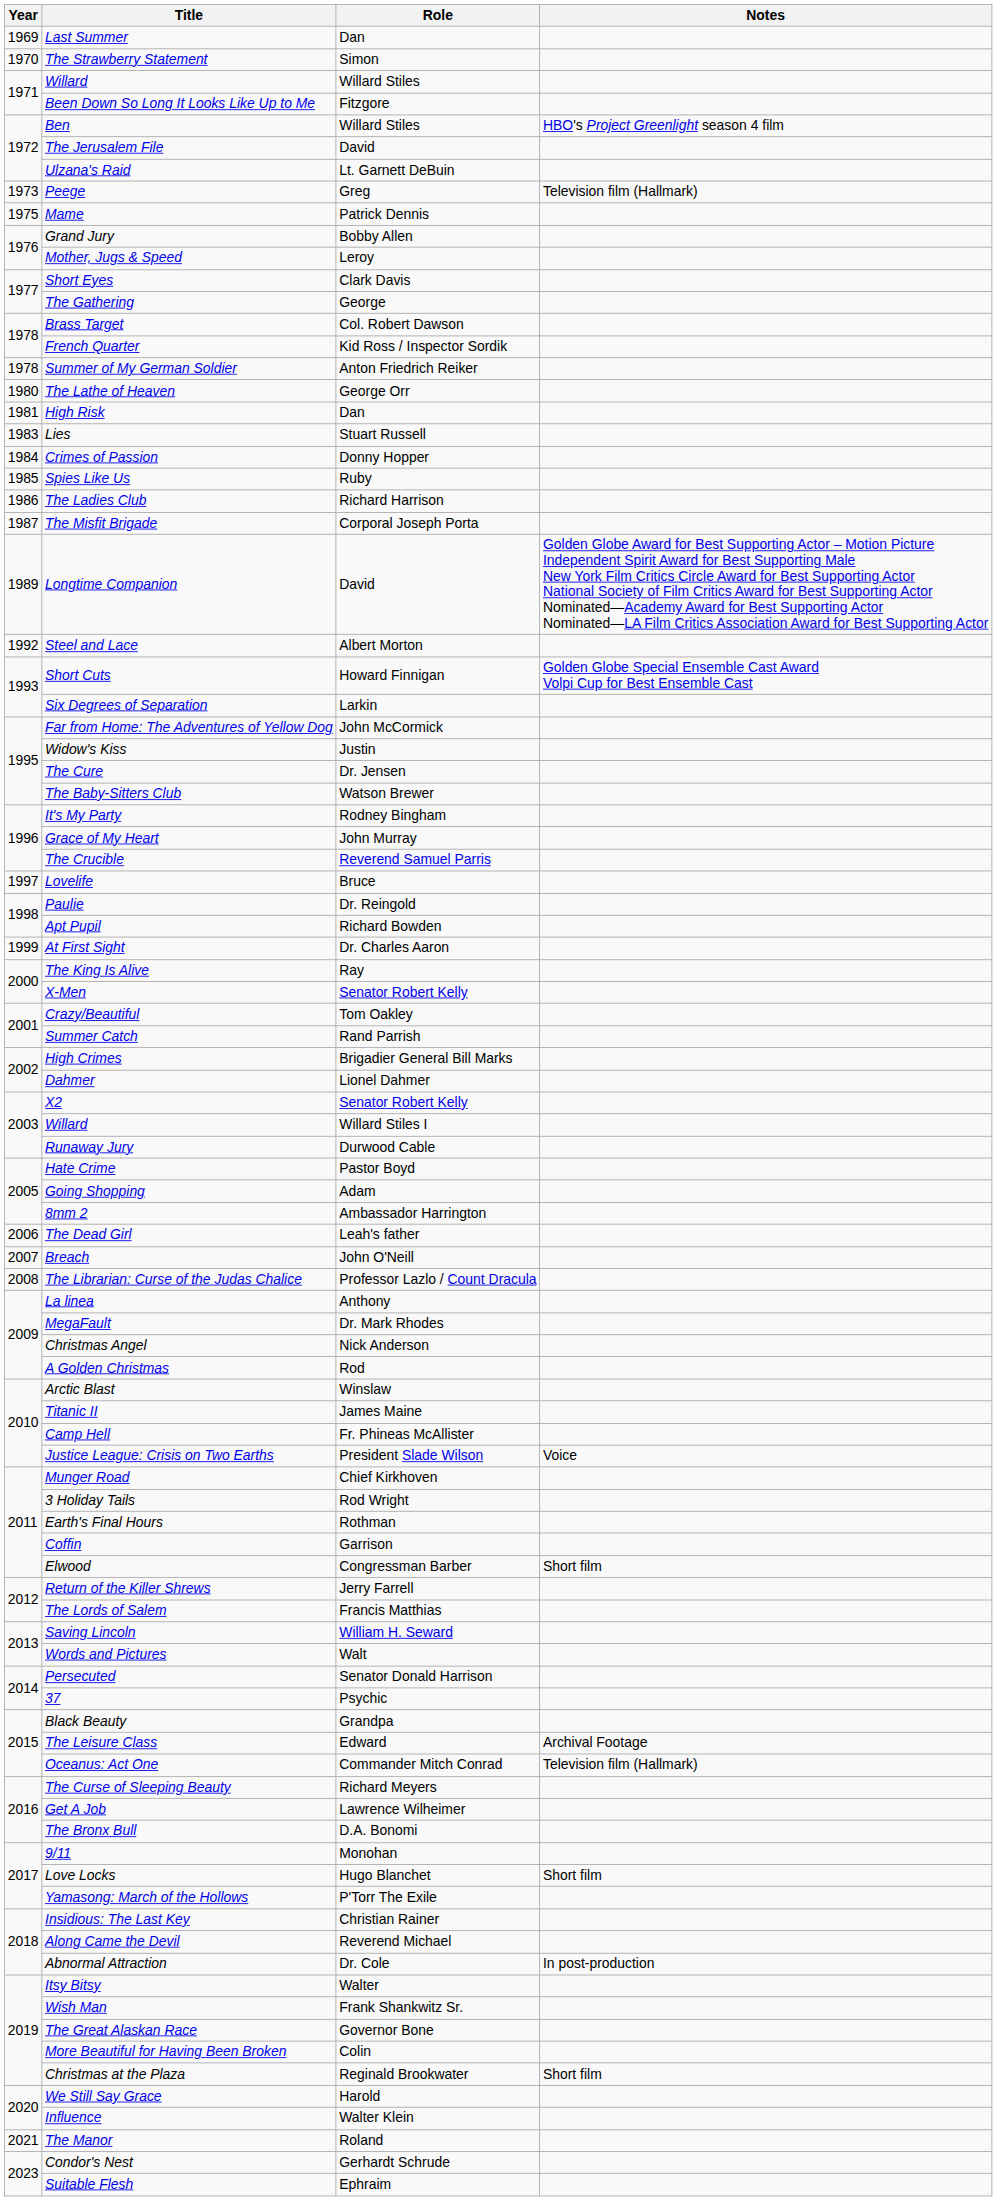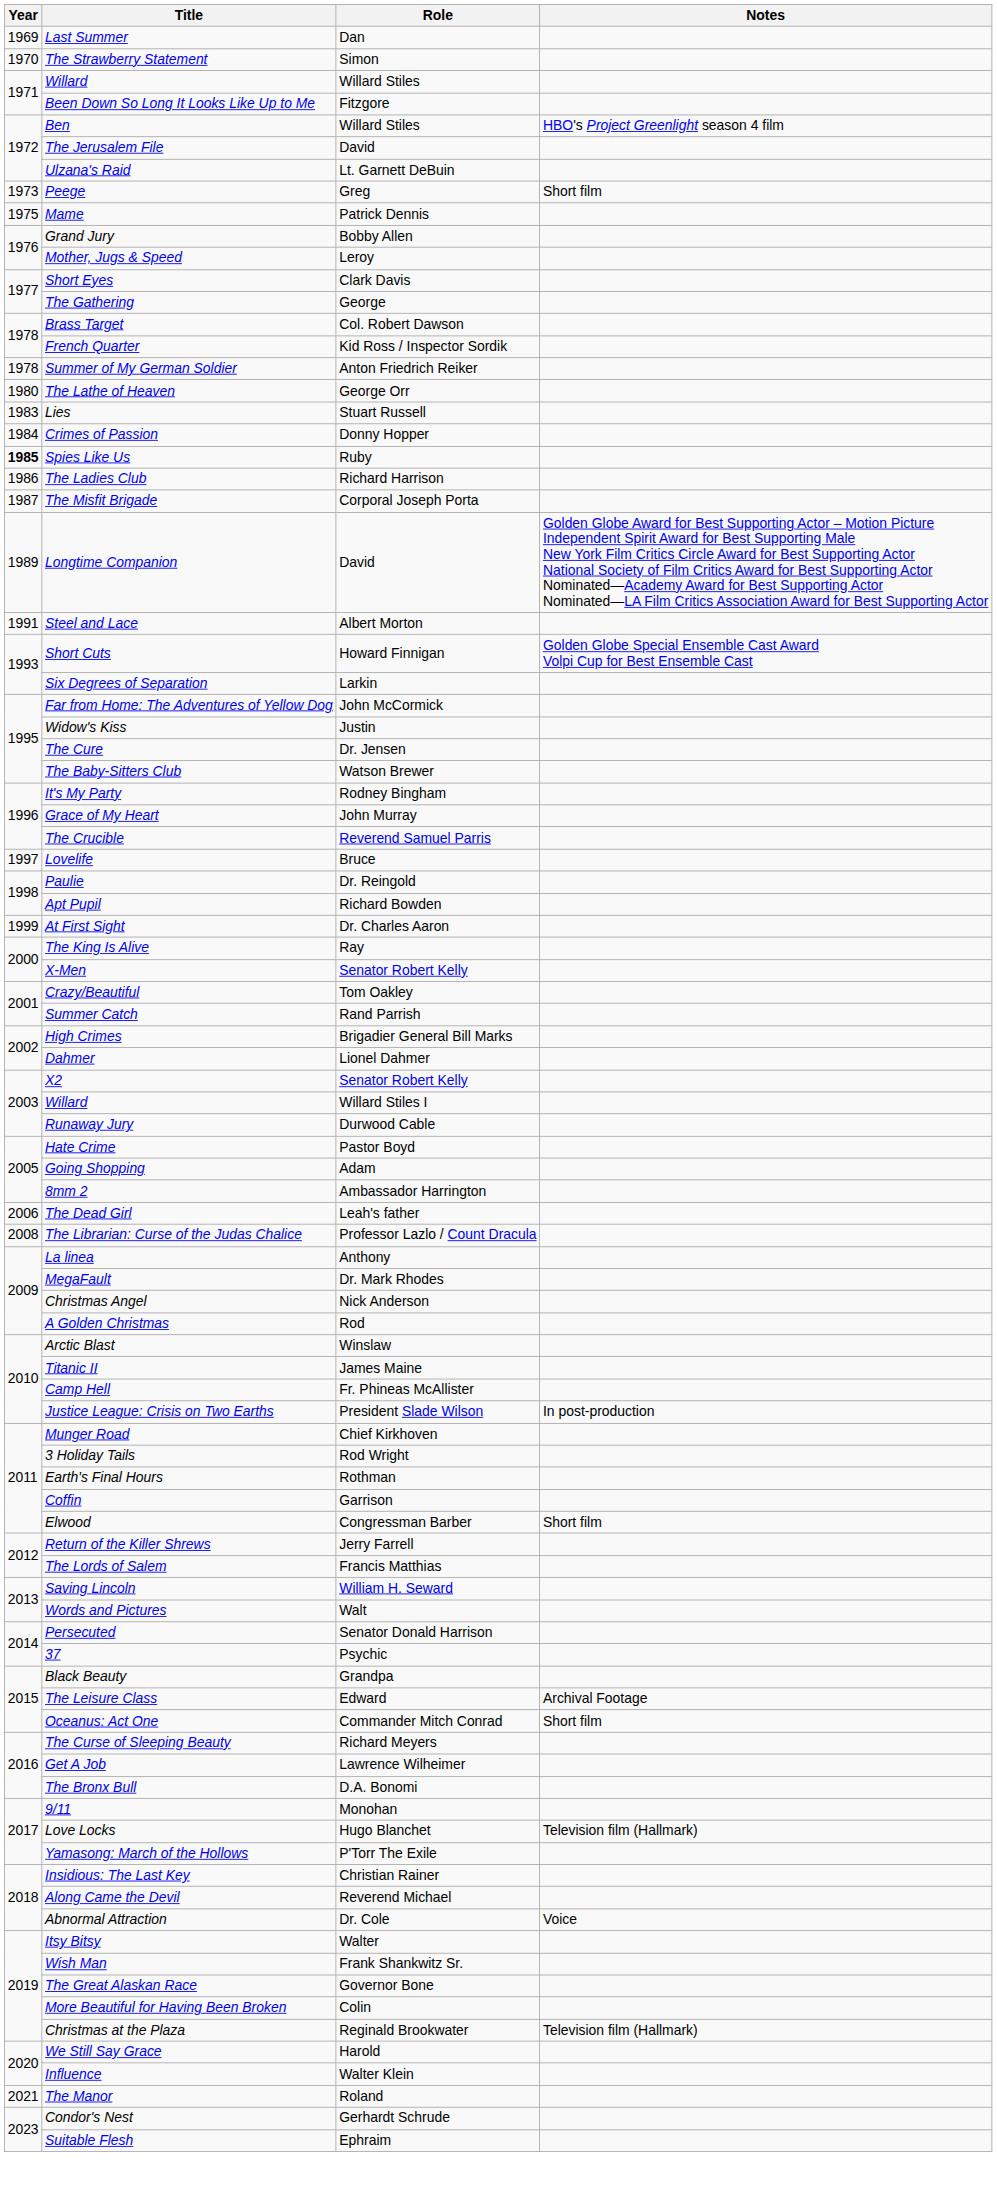(620, 192) Television film (Hallmark) -> (572, 192) Short film
- row: (75, 412)
(23, 479) normal -> (23, 457) bold
(23, 645) 1992 -> (23, 623) 1991
- row: (67, 1257)
(560, 1456) Voice -> (599, 1411) In post-production
(620, 1765) Television film (Hallmark) -> (572, 1721) Short film
(572, 1875) Short film -> (620, 1831) Television film (Hallmark)
(599, 1963) In post-production -> (560, 1919) Voice
(572, 2074) Short film -> (620, 2030) Television film (Hallmark)
